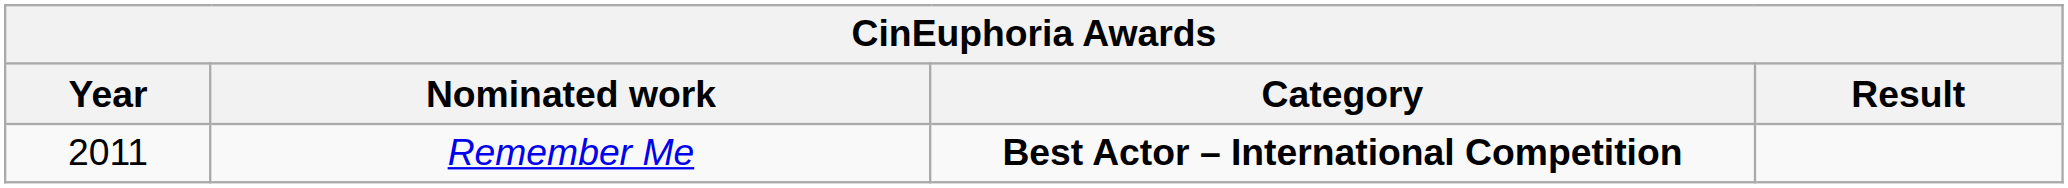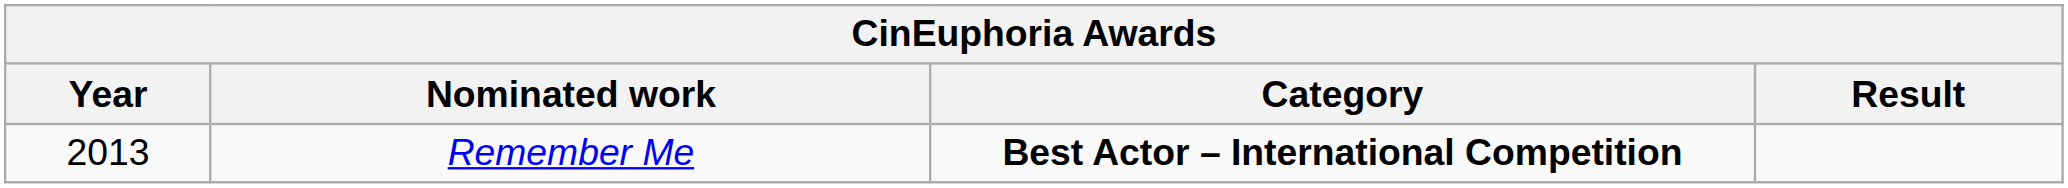(108, 152) 2011 -> (108, 152) 2013
